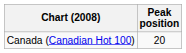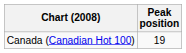(159, 40) 20 -> (159, 40) 19
